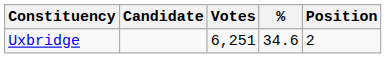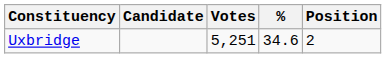(233, 41) 6,251 -> (233, 41) 5,251
